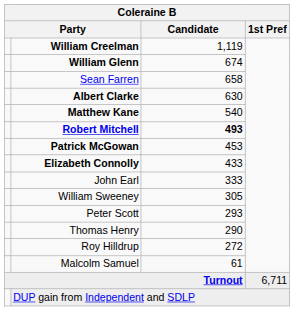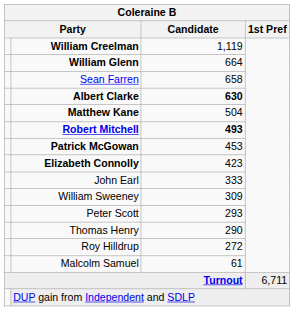(234, 63) 674 -> (234, 63) 664
(234, 96) normal -> (234, 96) bold
(234, 113) 540 -> (234, 113) 504
(234, 163) 433 -> (234, 163) 423
(234, 197) 305 -> (234, 197) 309
